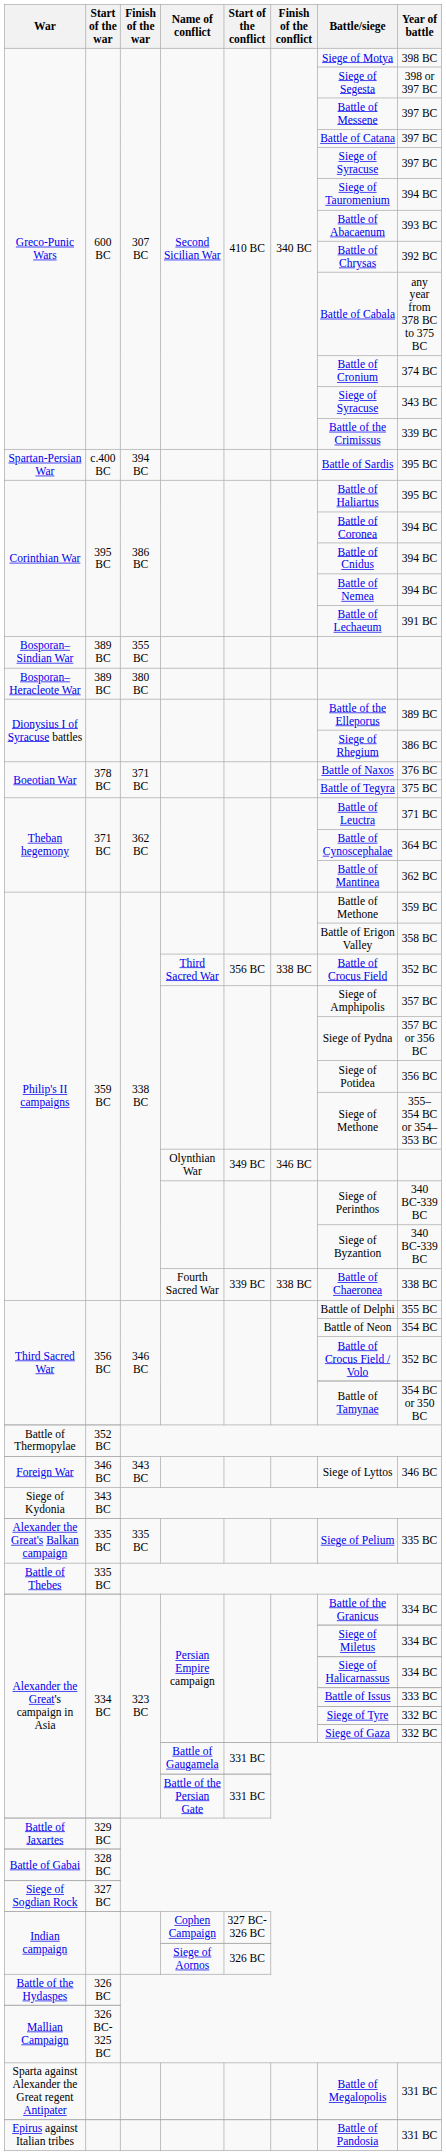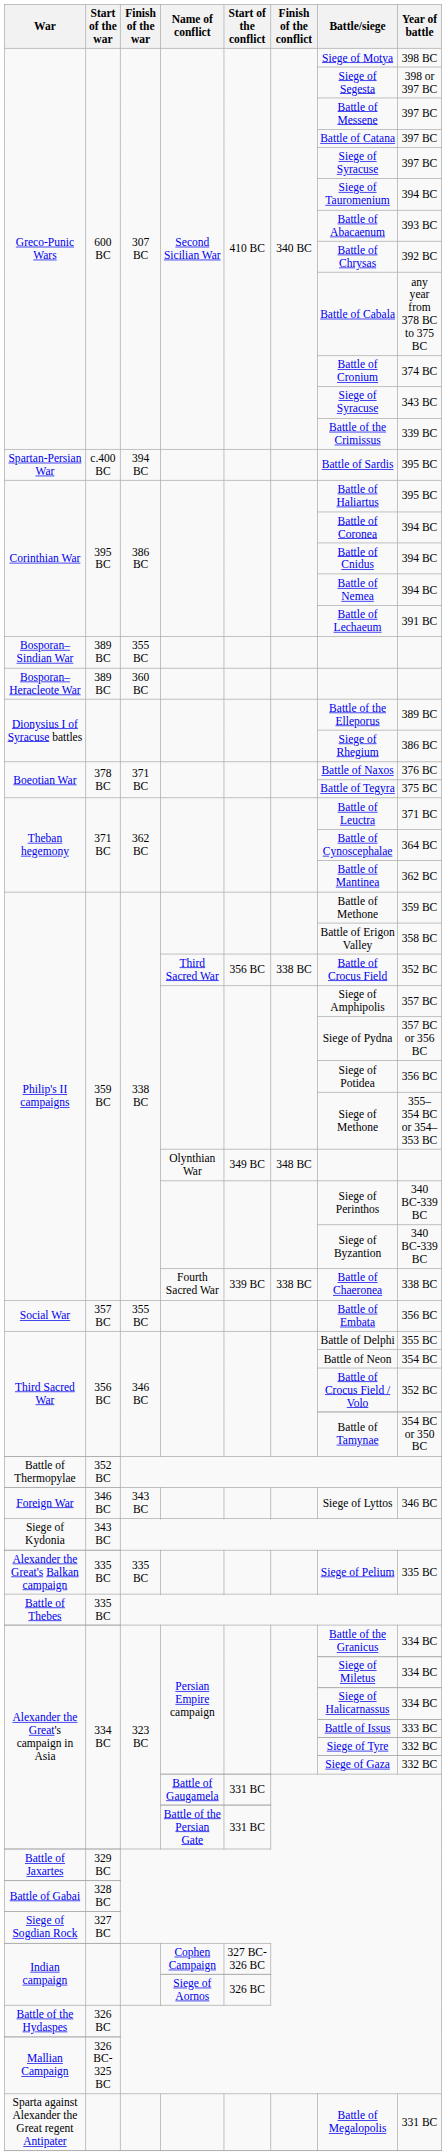(141, 683) 380 BC -> (141, 683) 360 BC
(294, 1165) 346 BC -> (294, 1165) 348 BC
+ row: (45, 1315)
- row: (45, 2135)
